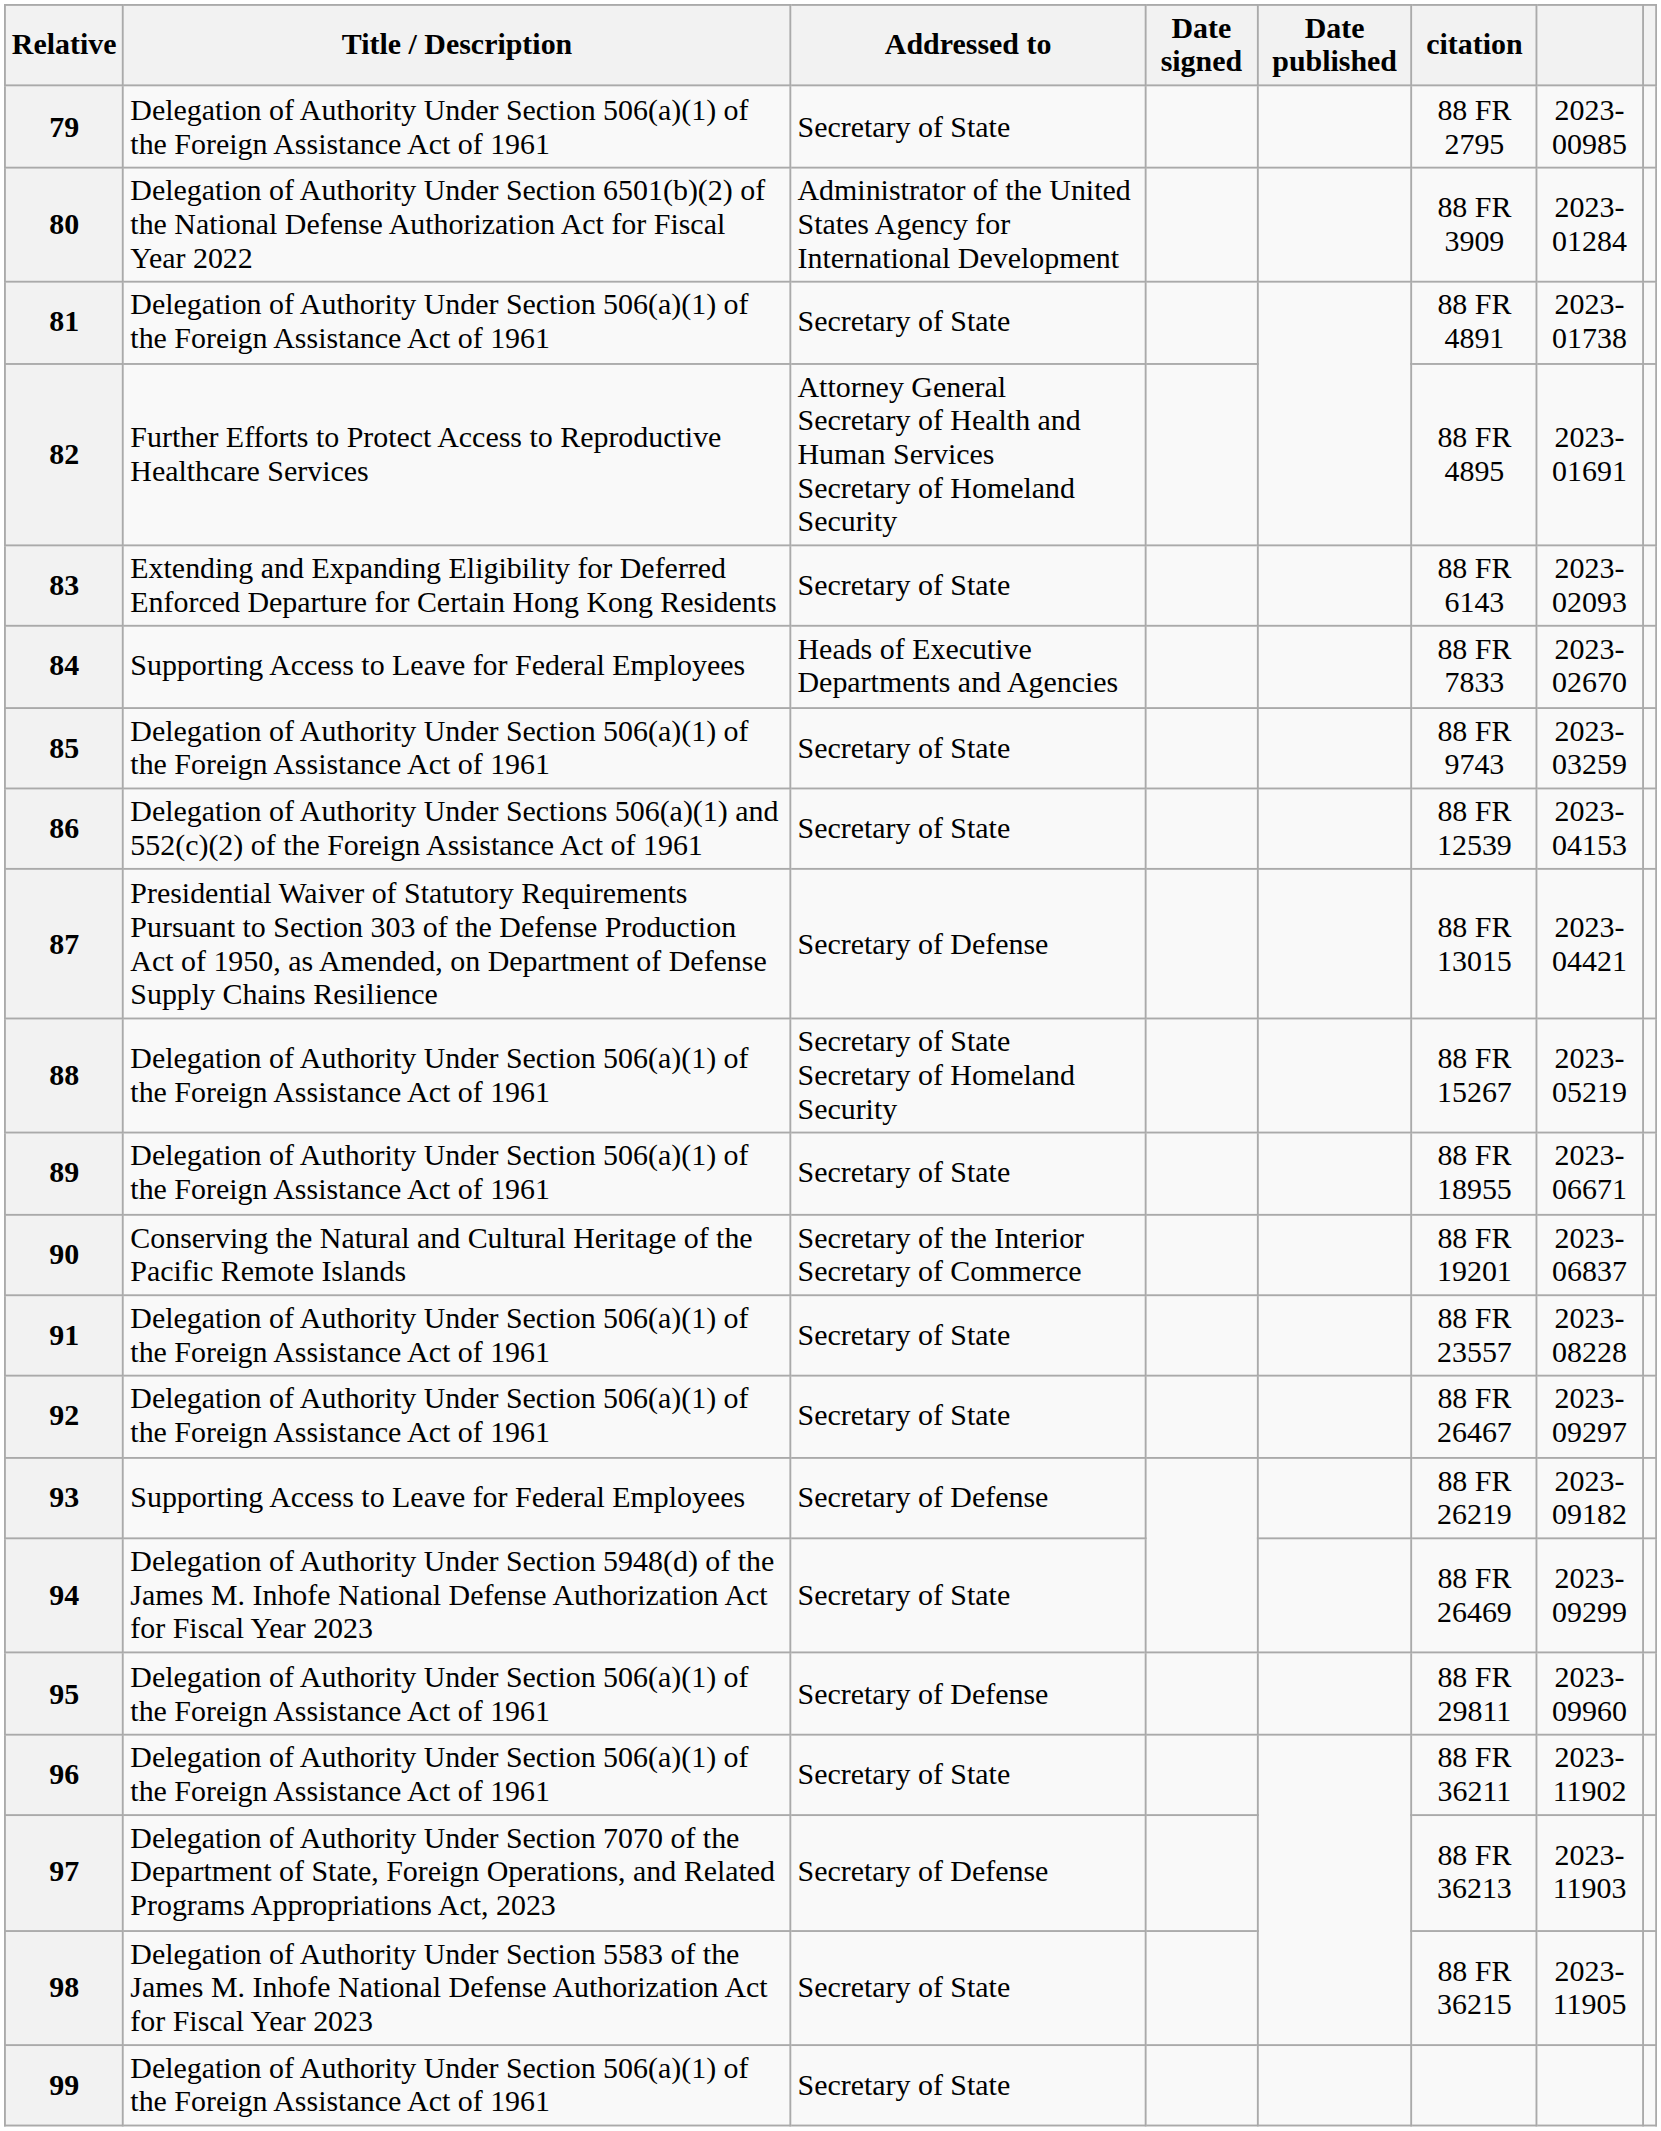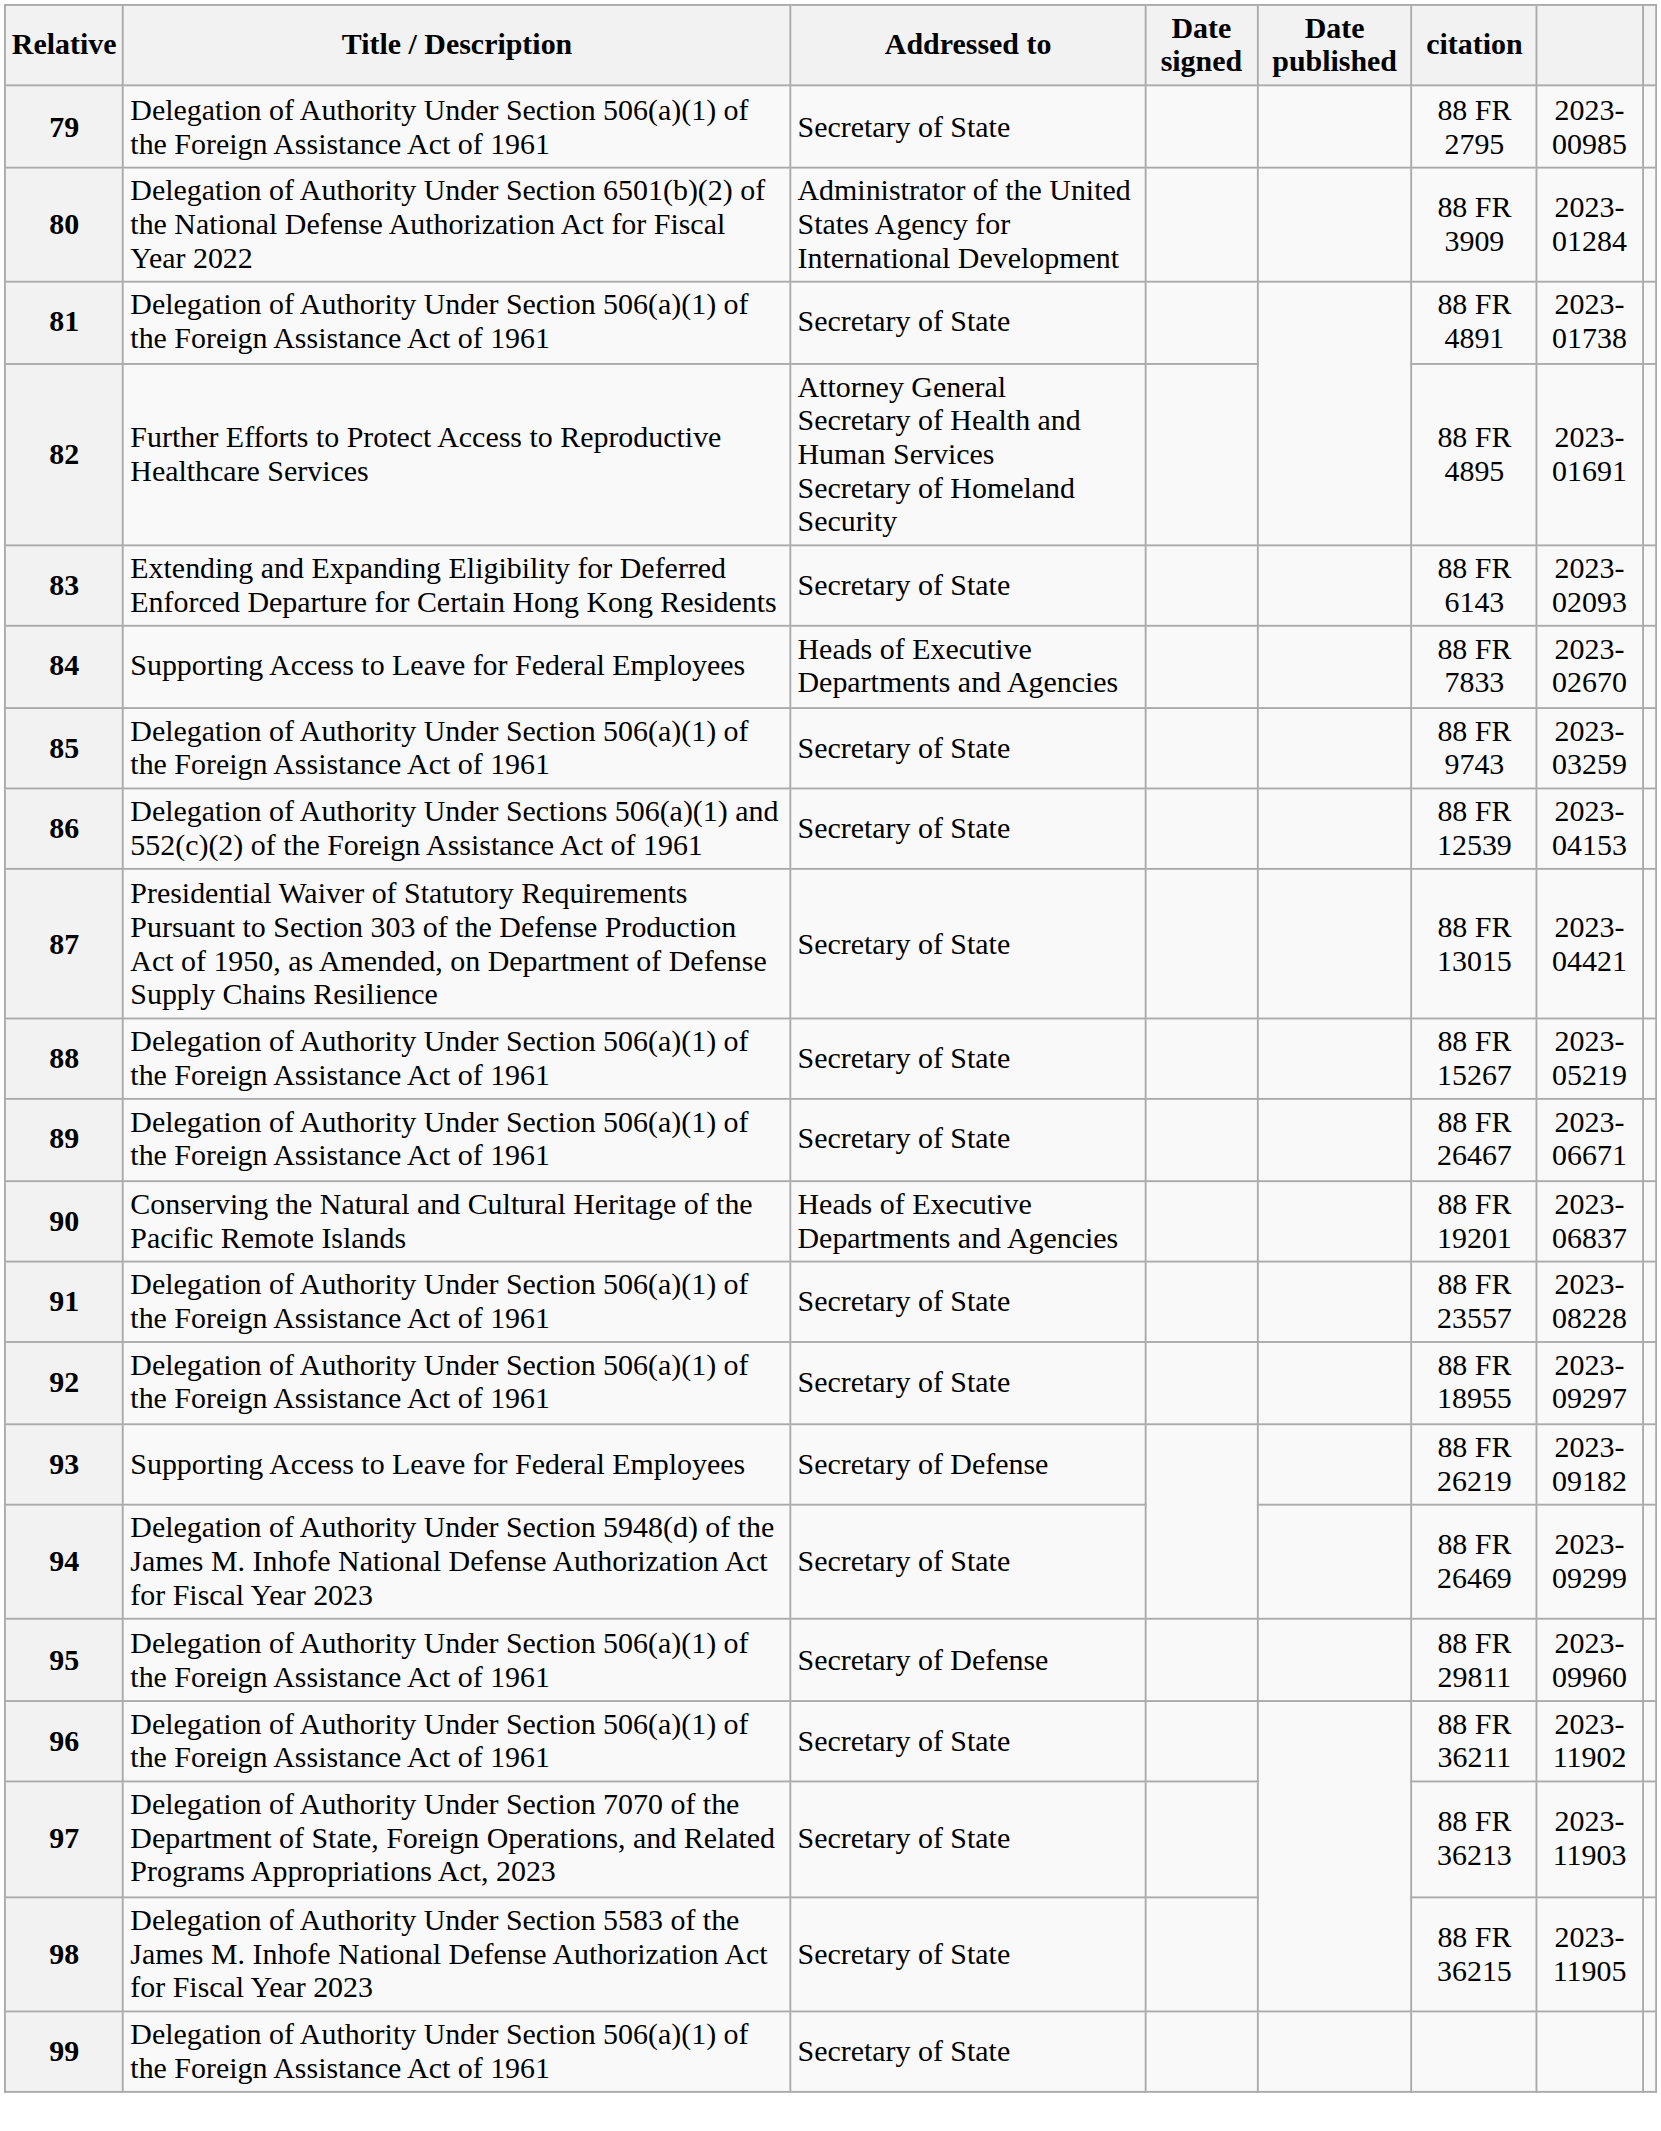(923, 943) Secretary of Defense -> (904, 943) Secretary of State
(936, 1074) Secretary of State Secretary of Homeland Security -> (904, 1058) Secretary of State
(1474, 1172) 88 FR 18955 -> (1474, 1139) 88 FR 26467
(941, 1254) Secretary of the Interior Secretary of Commerce -> (958, 1220) Heads of Executive Departments and Agencies
(1474, 1416) 88 FR 26467 -> (1474, 1382) 88 FR 18955
(923, 1872) Secretary of Defense -> (904, 1838) Secretary of State
